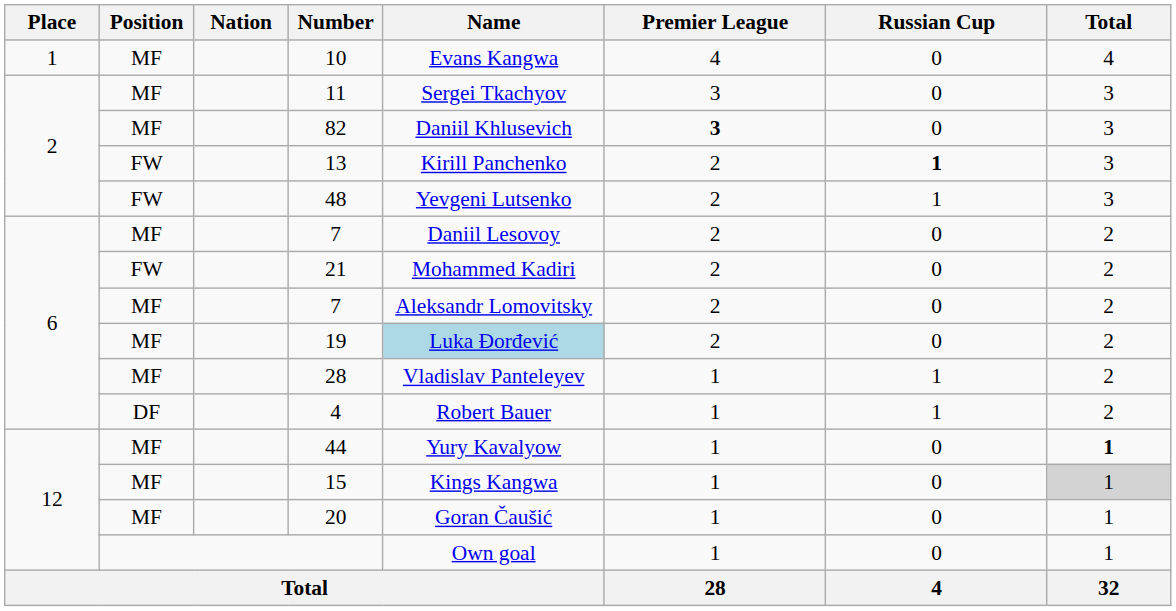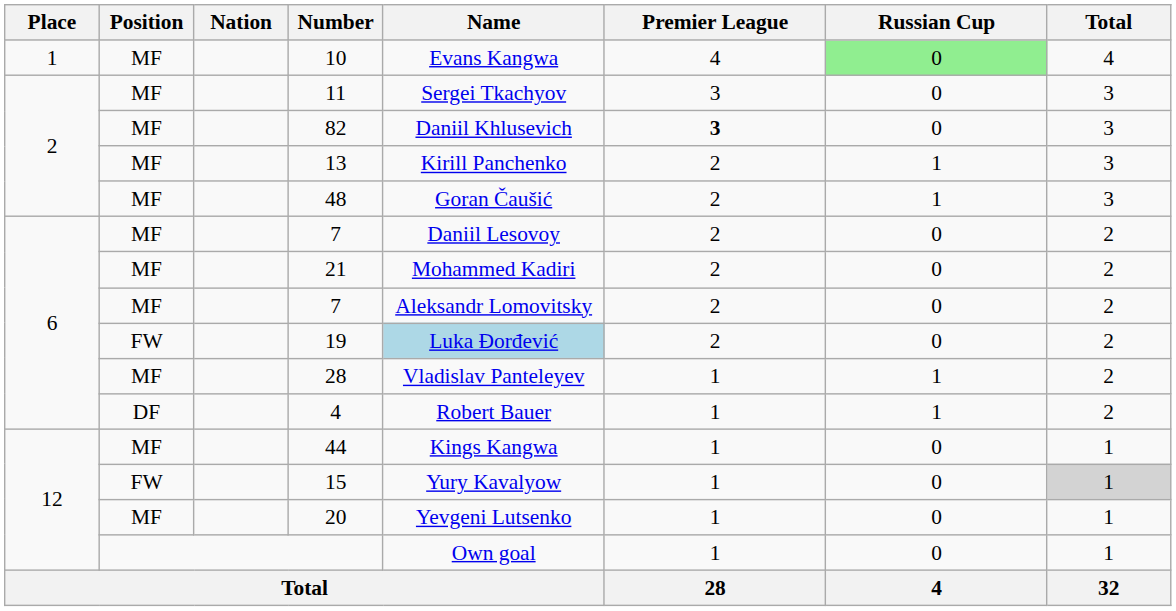(937, 57) no background -> (937, 57) lightgreen background
(147, 163) FW -> (147, 163) MF
(937, 163) bold -> (937, 163) normal
(147, 199) FW -> (147, 199) MF
(494, 199) Yevgeni Lutsenko -> (494, 199) Goran Čaušić
(147, 269) FW -> (147, 269) MF
(147, 340) MF -> (147, 340) FW
(494, 446) Yury Kavalyow -> (494, 446) Kings Kangwa
(1109, 446) bold -> (1109, 446) normal
(147, 481) MF -> (147, 481) FW
(494, 481) Kings Kangwa -> (494, 481) Yury Kavalyow
(494, 517) Goran Čaušić -> (494, 517) Yevgeni Lutsenko
